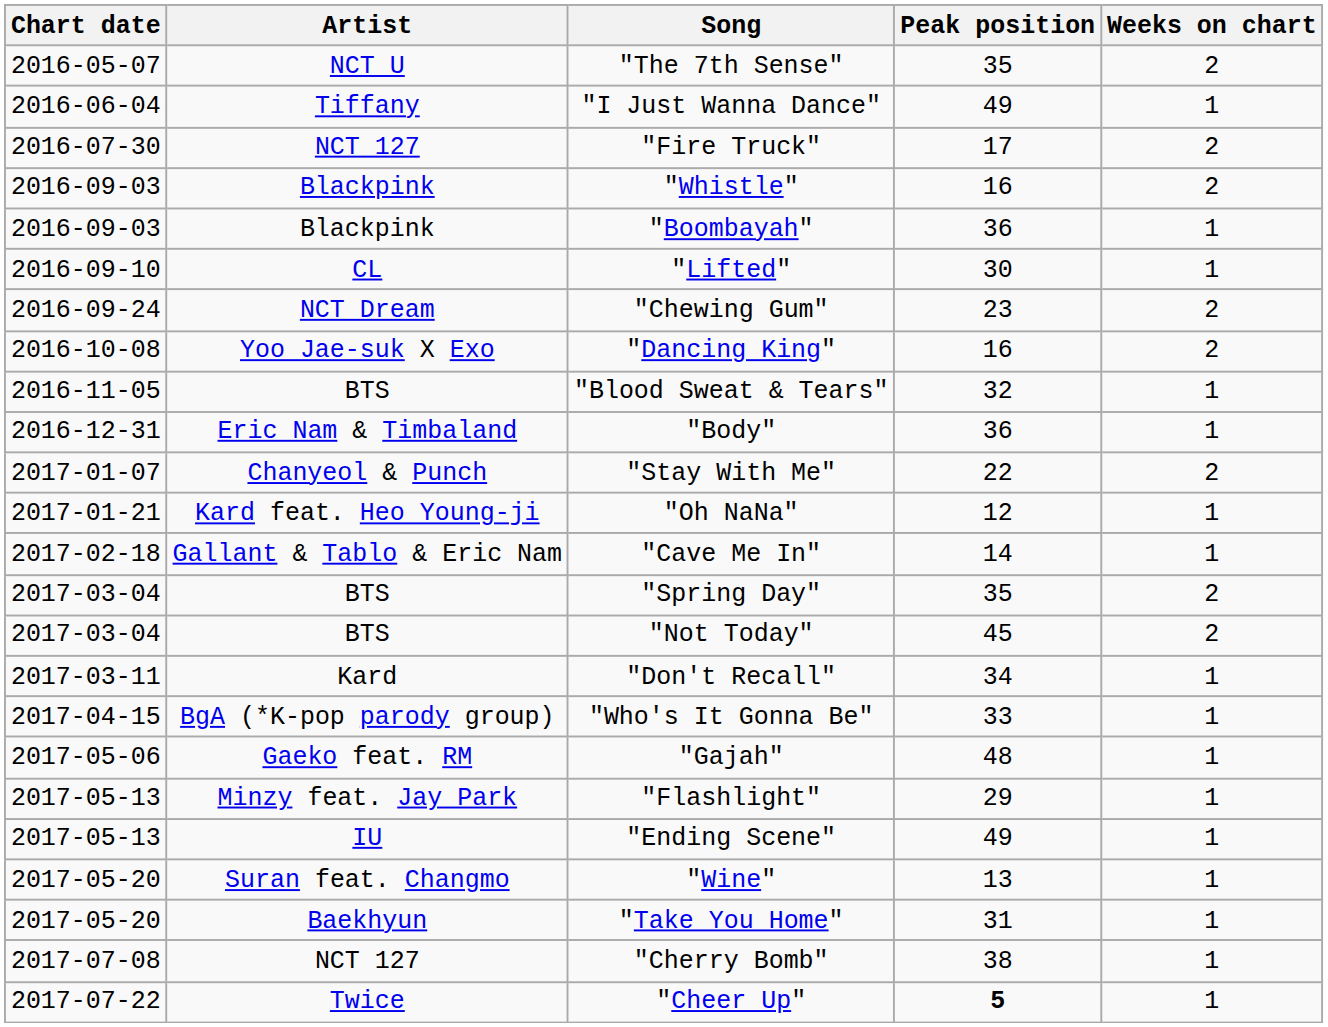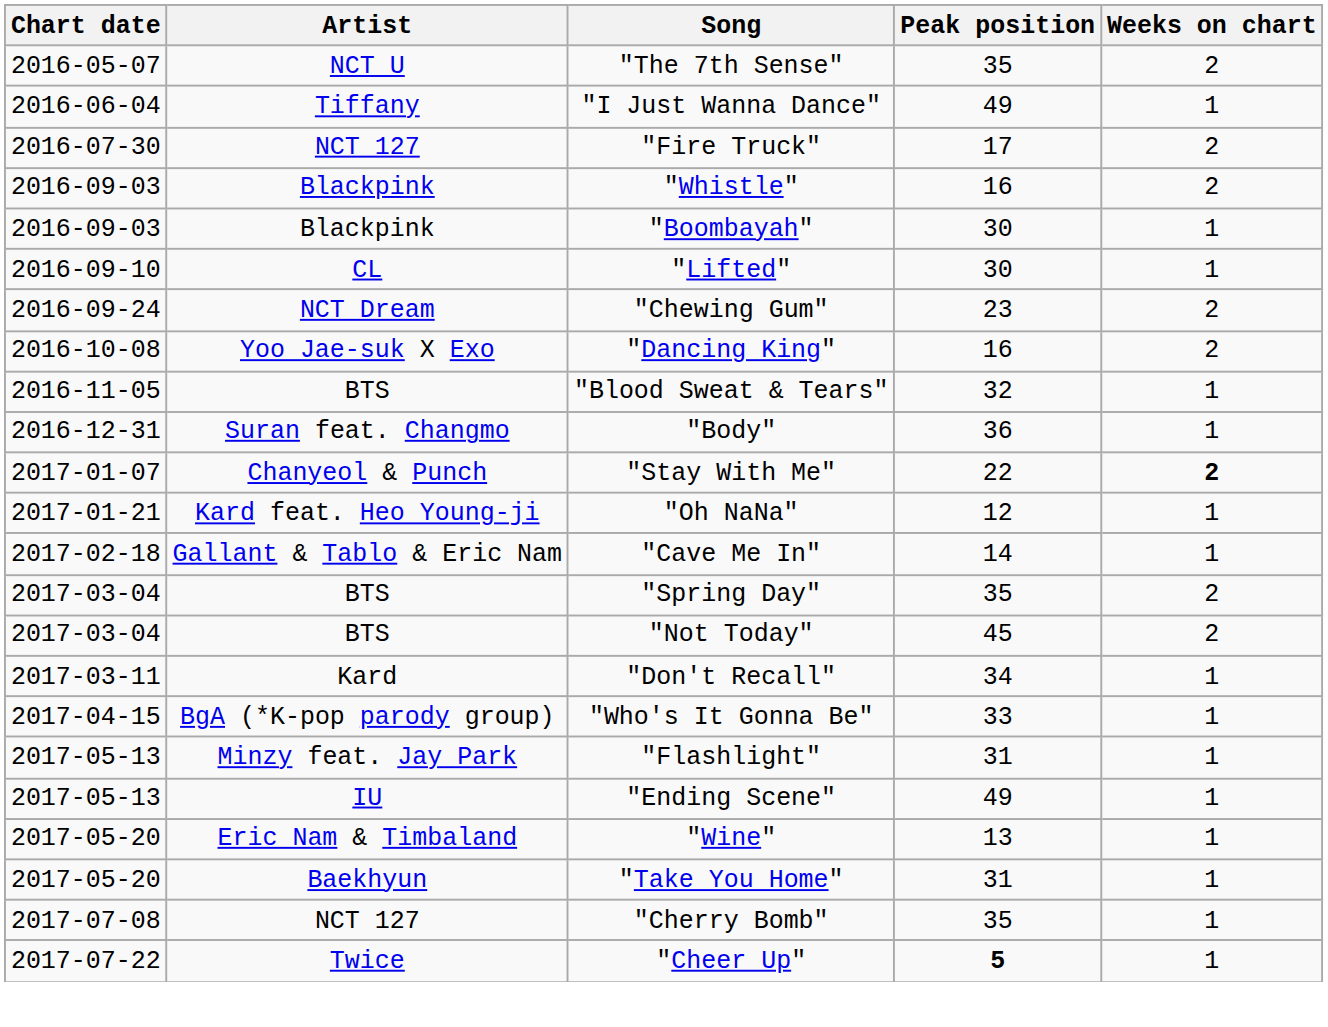(998, 229) 36 -> (998, 229) 30
(367, 432) Eric Nam & Timbaland -> (367, 432) Suran feat. Changmo
(1212, 473) normal -> (1212, 473) bold
- row: (731, 758)
(998, 798) 29 -> (998, 758) 31
(367, 880) Suran feat. Changmo -> (367, 839) Eric Nam & Timbaland
(998, 961) 38 -> (998, 920) 35
